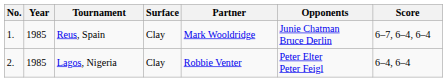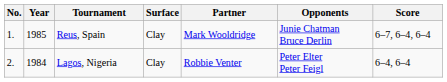(36, 62) 1985 -> (36, 62) 1984
